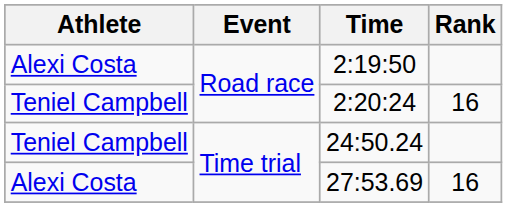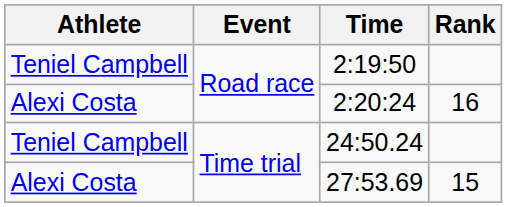(74, 64) Alexi Costa -> (99, 64) Teniel Campbell
(99, 104) Teniel Campbell -> (74, 104) Alexi Costa
(465, 182) 16 -> (465, 182) 15
